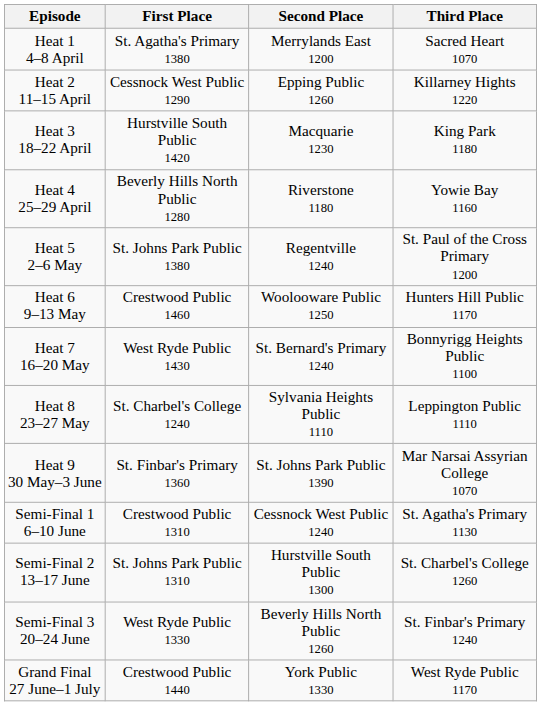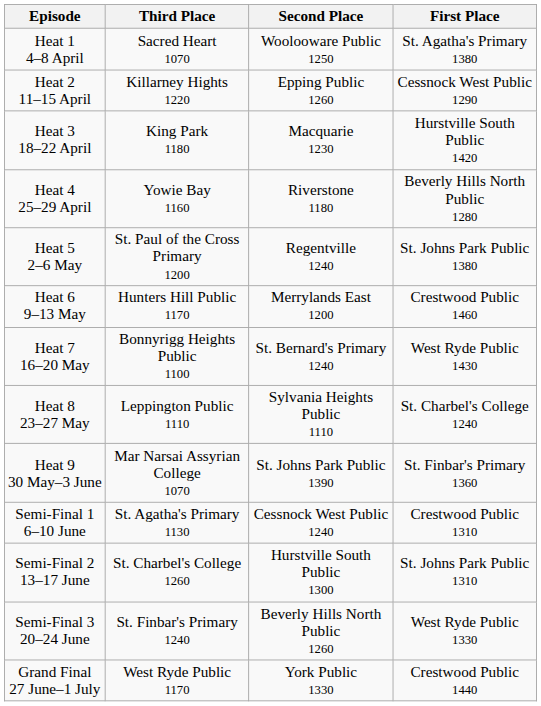columns swapped: (177, 16) <-> (465, 16)
(321, 49) Merrylands East 1200 -> (321, 49) Woolooware Public 1250
(321, 306) Woolooware Public 1250 -> (321, 306) Merrylands East 1200
